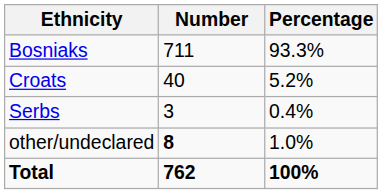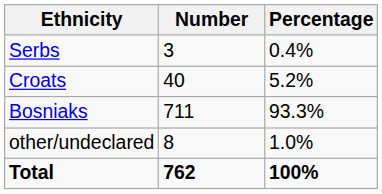rows swapped: (48, 50) <-> (34, 111)
(169, 142) bold -> (169, 142) normal
